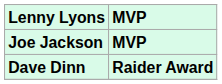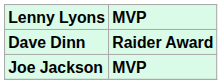rows swapped: (56, 42) <-> (47, 67)
